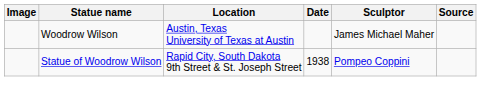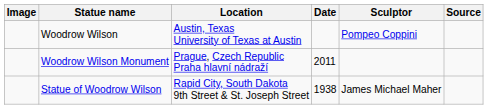(384, 34) James Michael Maher -> (379, 34) Pompeo Coppini
+ row: (105, 62)
(372, 62) Pompeo Coppini -> (391, 90) James Michael Maher
